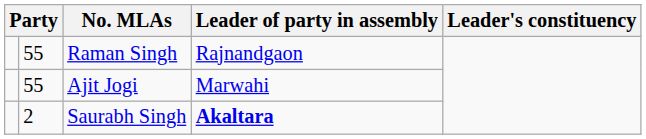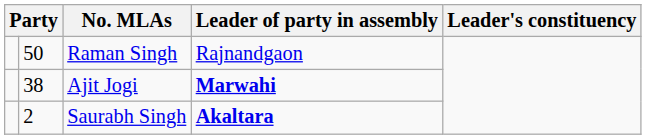(33, 52) 55 -> (33, 52) 50
(33, 85) 55 -> (33, 85) 38
(232, 85) normal -> (236, 85) bold
